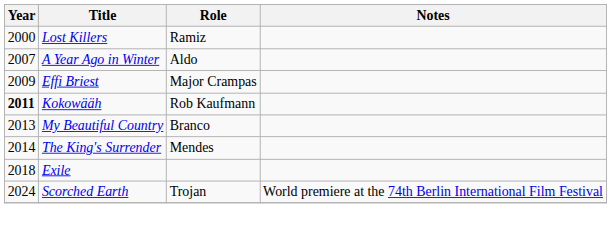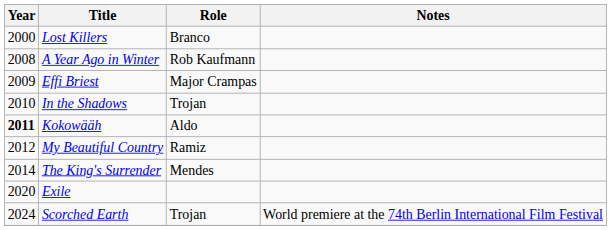(188, 37) Ramiz -> (190, 37) Branco
(22, 59) 2007 -> (22, 59) 2008
(184, 59) Aldo -> (212, 59) Rob Kaufmann
+ row: (84, 103)
(212, 103) Rob Kaufmann -> (184, 125) Aldo
(22, 125) 2013 -> (22, 147) 2012
(190, 125) Branco -> (188, 147) Ramiz
(22, 170) 2018 -> (22, 192) 2020
